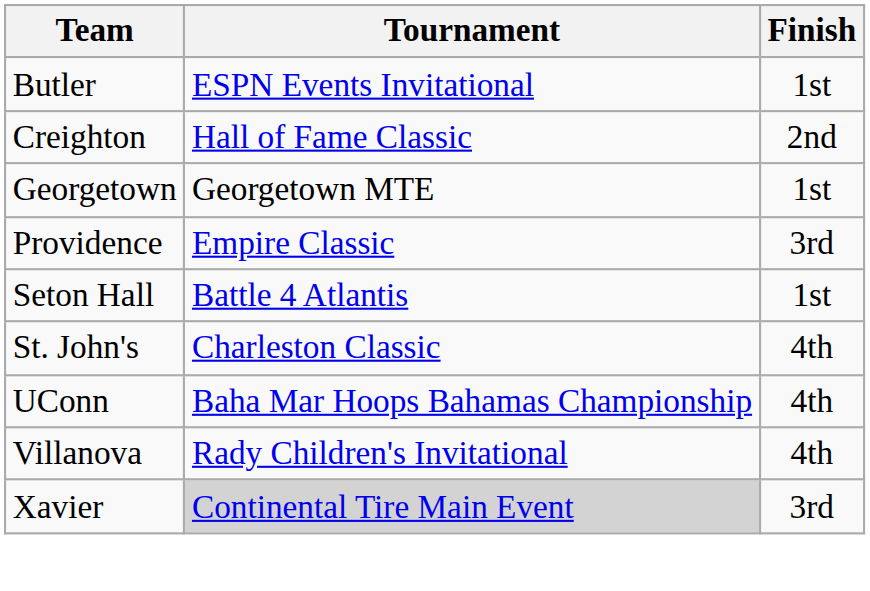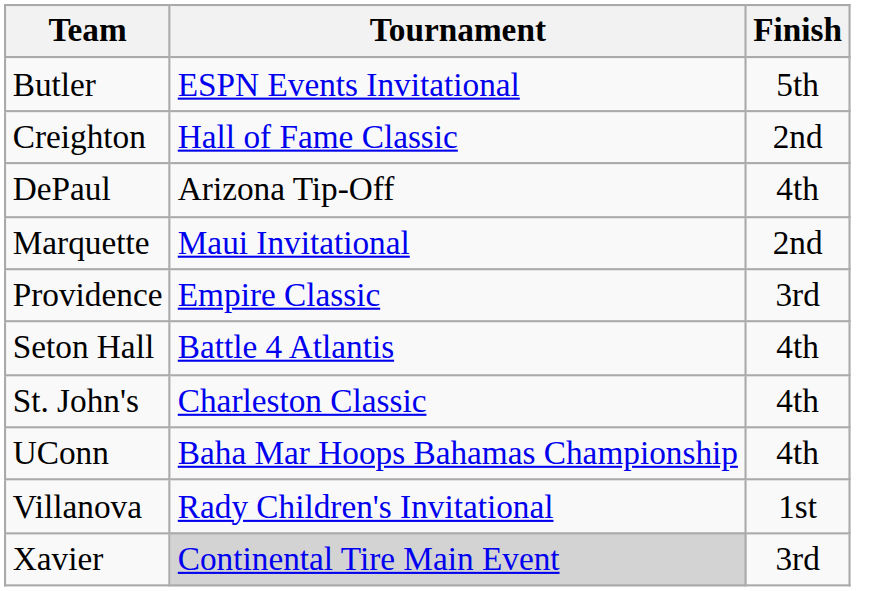(812, 83) 1st -> (798, 83) 5th
+ row: (62, 189)
- row: (95, 189)
+ row: (81, 242)
(812, 294) 1st -> (798, 347) 4th
(812, 453) 4th -> (798, 505) 1st
